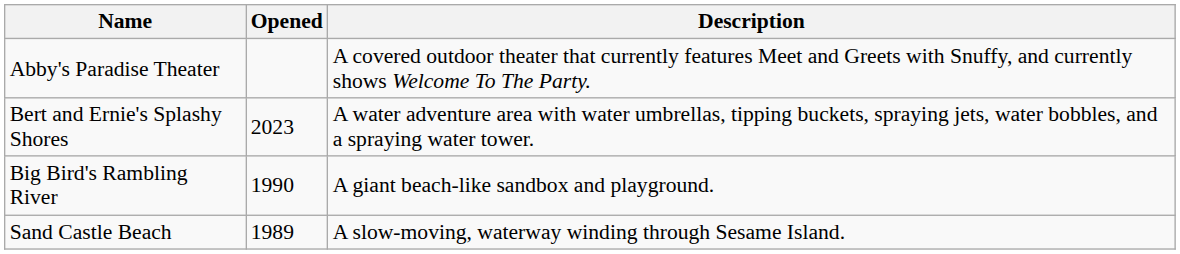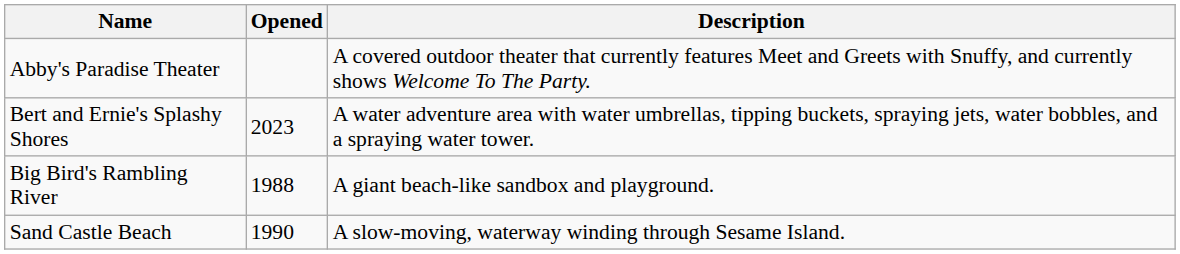(272, 185) 1990 -> (272, 185) 1988
(272, 231) 1989 -> (272, 231) 1990
